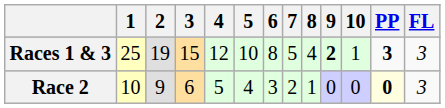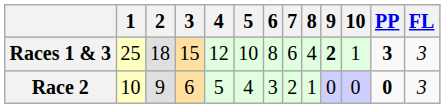(160, 53) 19 -> (160, 53) 18
(292, 53) 5 -> (292, 53) 6
(387, 86) lightyellow background -> (387, 86) no background
